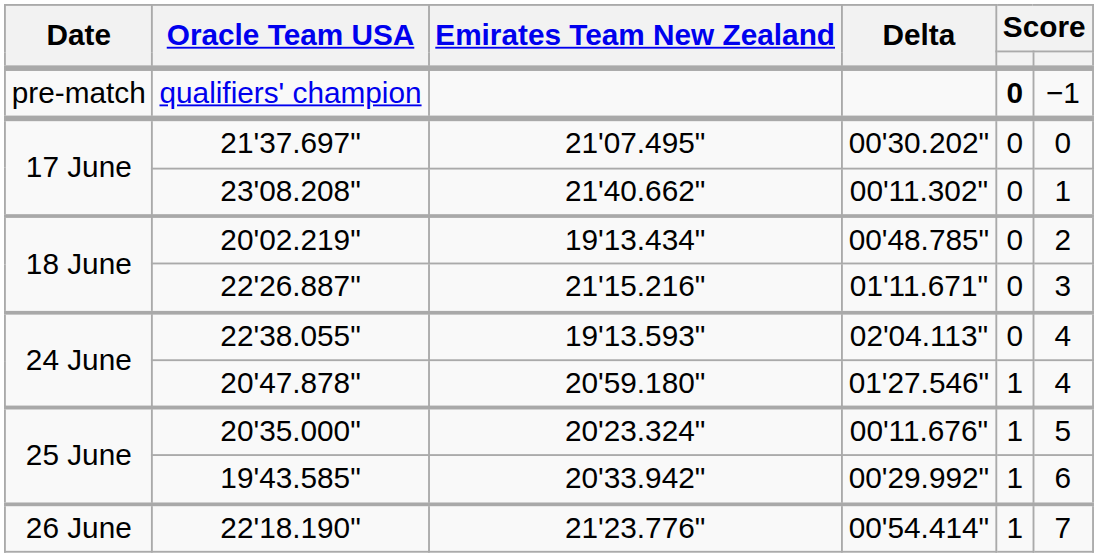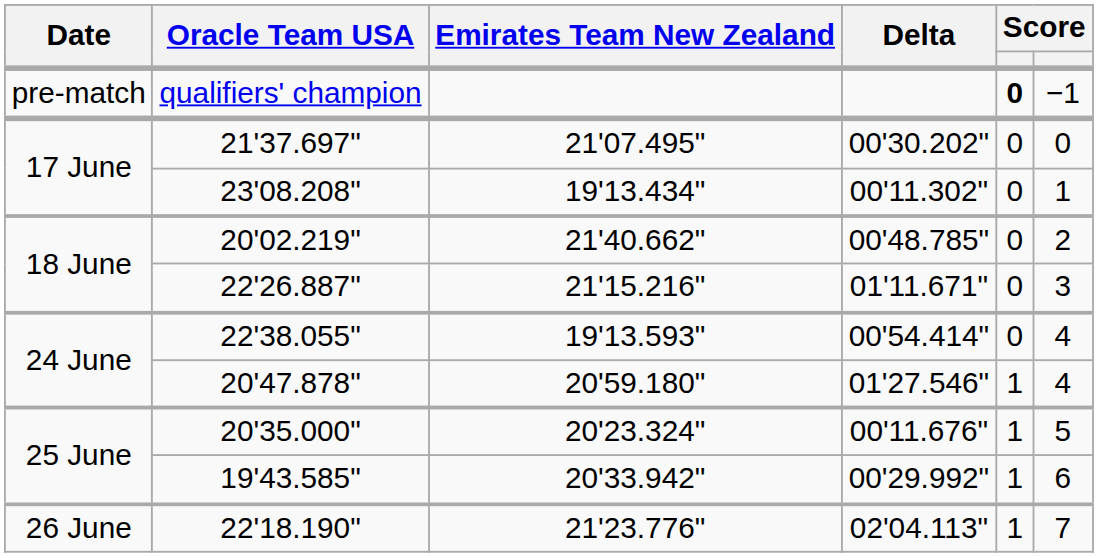(635, 190) 21'40.662" -> (635, 190) 19'13.434"
(635, 239) 19'13.434" -> (635, 239) 21'40.662"
(919, 336) 02'04.113" -> (919, 336) 00'54.414"
(919, 527) 00'54.414" -> (919, 527) 02'04.113"
